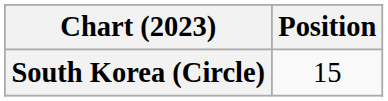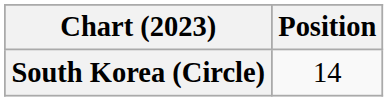(327, 72) 15 -> (327, 72) 14
